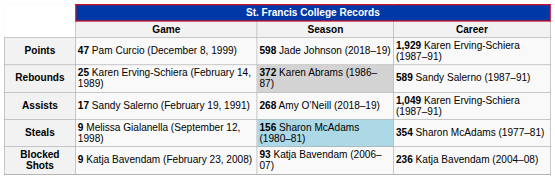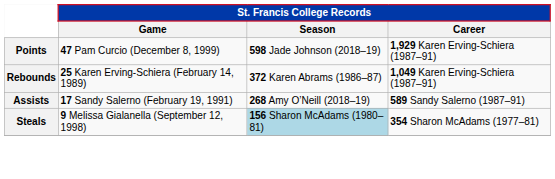(318, 78) lightgrey background -> (316, 78) no background
(463, 78) 589 Sandy Salerno (1987–91) -> (452, 78) 1,049 Karen Erving-Schiera (1987–91)
(458, 106) 1,049 Karen Erving-Schiera (1987–91) -> (458, 100) 589 Sandy Salerno (1987–91)
- row: (40, 160)
